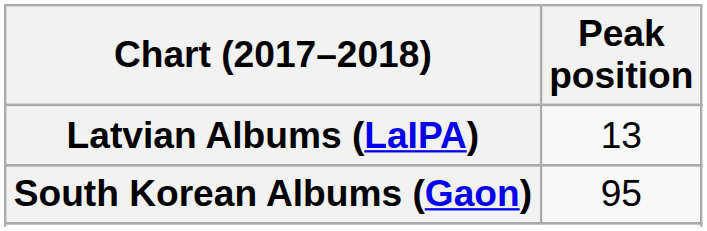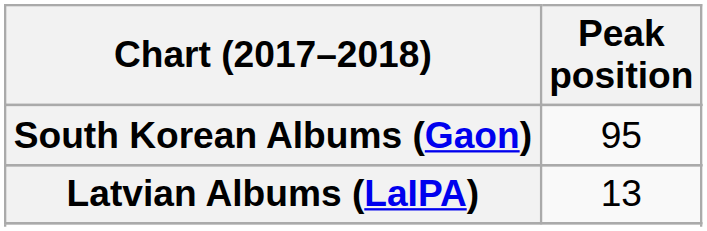rows swapped: (273, 134) <-> (273, 193)
